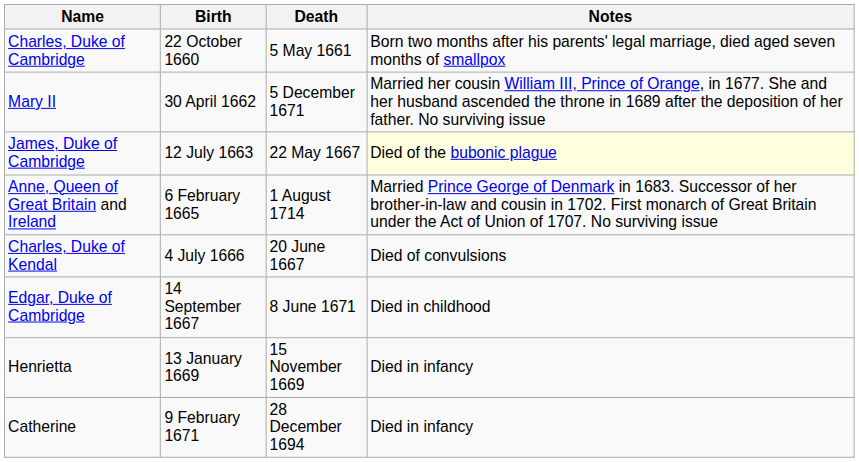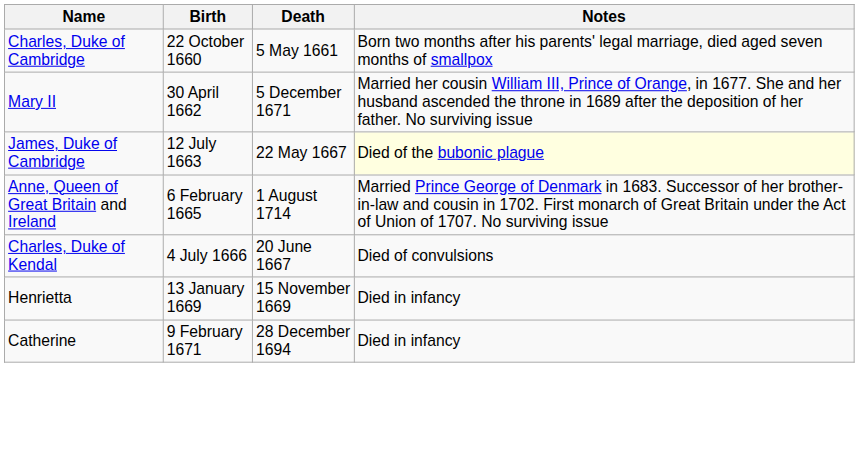- row: (60, 307)
